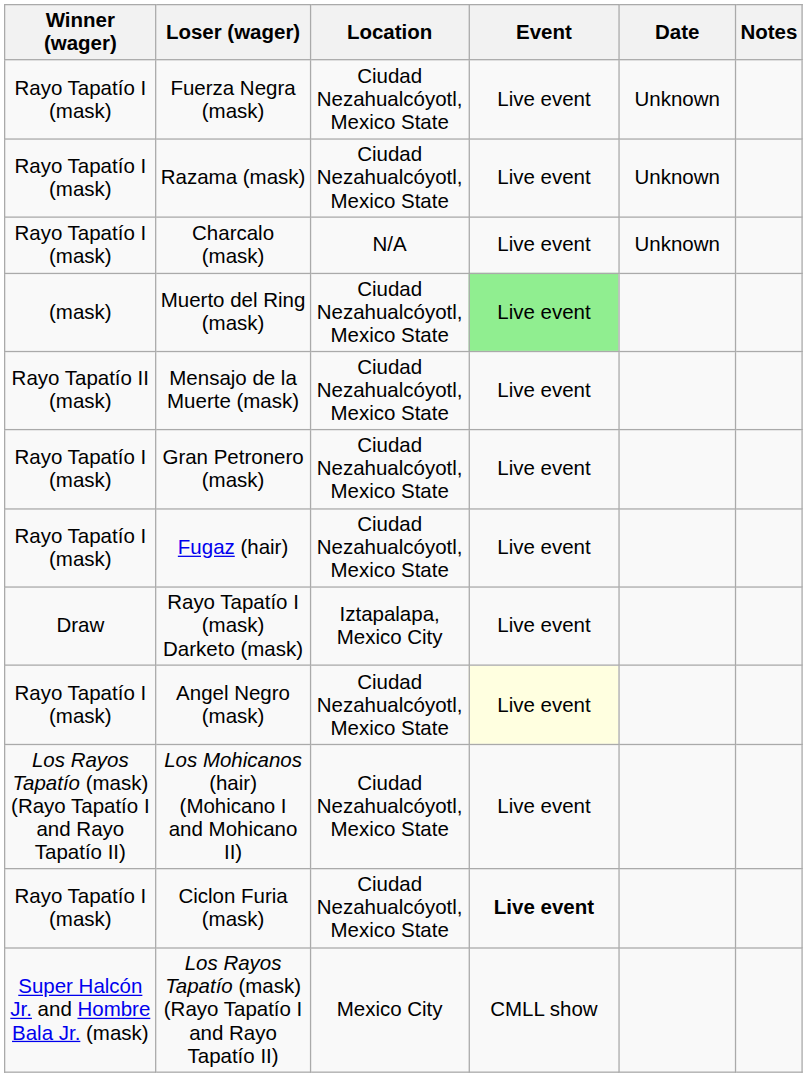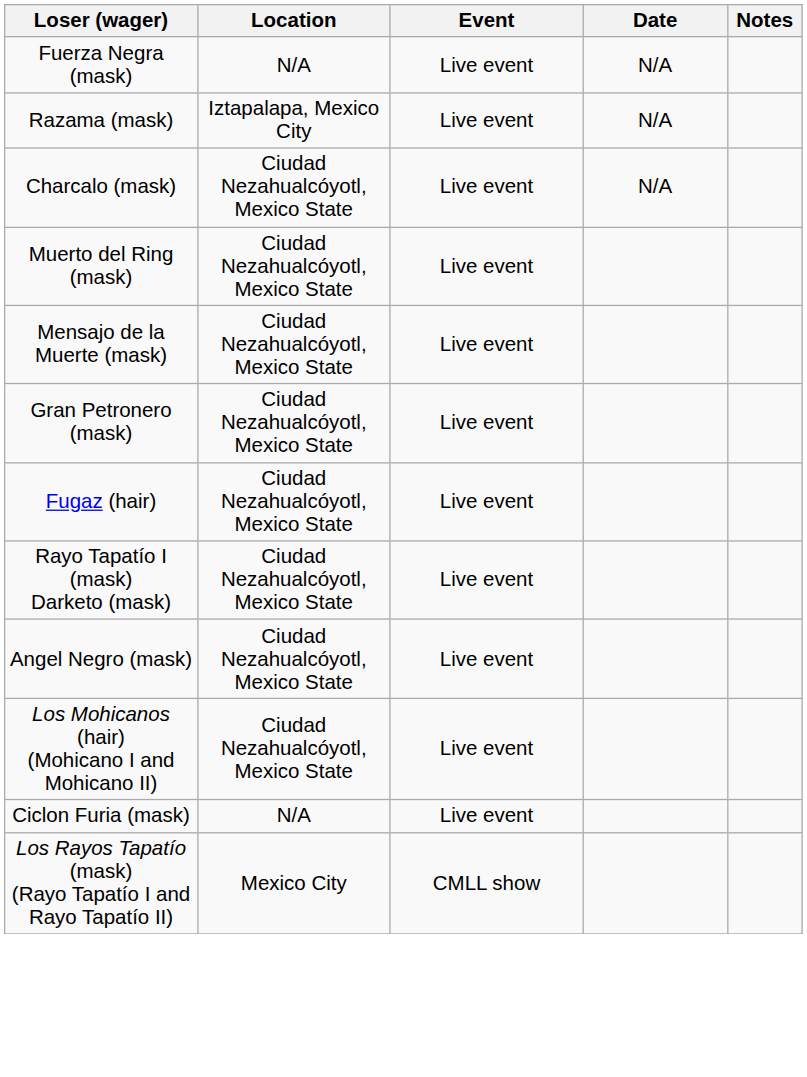- column: (80, 32)
(390, 99) Ciudad Nezahualcóyotl, Mexico State -> (294, 64) N/A
(677, 99) Unknown -> (655, 64) N/A
(390, 177) Ciudad Nezahualcóyotl, Mexico State -> (294, 120) Iztapalapa, Mexico City
(677, 177) Unknown -> (655, 120) N/A
(390, 244) N/A -> (294, 187) Ciudad Nezahualcóyotl, Mexico State
(677, 244) Unknown -> (655, 187) N/A
(544, 311) lightgreen background -> (486, 265) no background
(390, 626) Iztapalapa, Mexico City -> (294, 580) Ciudad Nezahualcóyotl, Mexico State
(544, 704) lightyellow background -> (486, 658) no background
(390, 907) Ciudad Nezahualcóyotl, Mexico State -> (294, 815) N/A
(544, 907) bold -> (486, 815) normal
